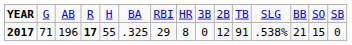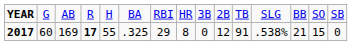(46, 32) 71 -> (46, 32) 60
(68, 32) 196 -> (68, 32) 169
